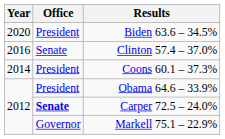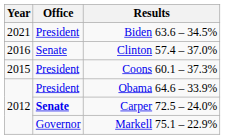(19, 32) 2020 -> (19, 32) 2021
(19, 69) 2014 -> (19, 69) 2015
